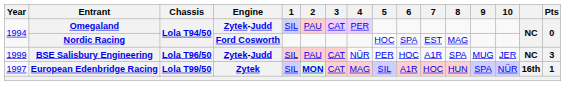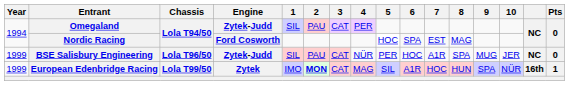(552, 55) 3 -> (555, 55) 0
(17, 69) 1997 -> (17, 69) 1999
(291, 69) SIL -> (293, 69) IMO
